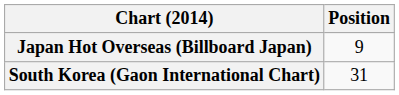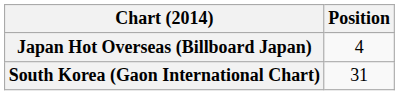(359, 47) 9 -> (359, 47) 4
